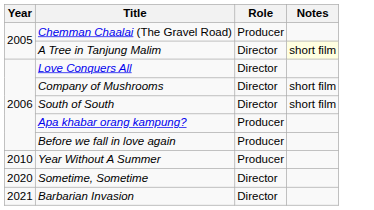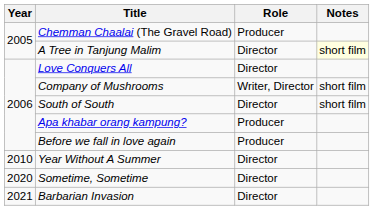(257, 86) Director -> (276, 86) Writer, Director
(261, 159) Producer -> (257, 159) Director
